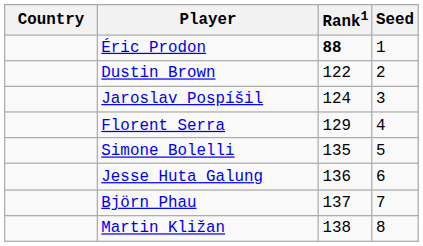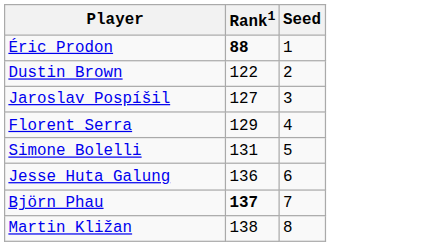- column: (51, 20)
(337, 99) 124 -> (244, 99) 127
(337, 151) 135 -> (244, 151) 131
(337, 203) normal -> (244, 203) bold
